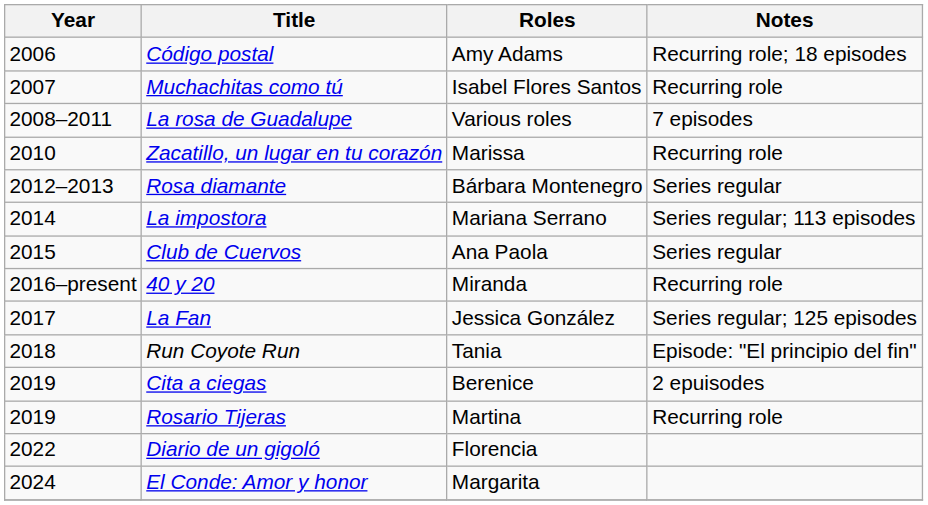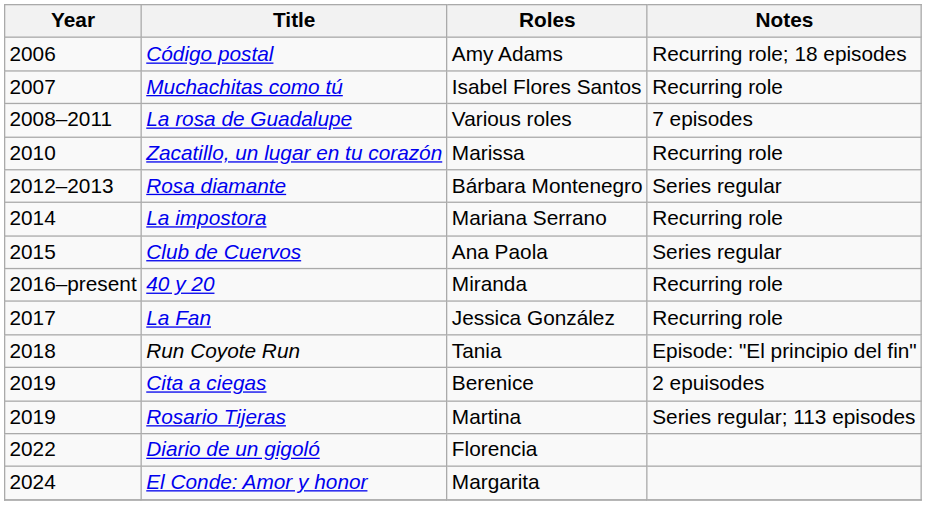(784, 218) Series regular; 113 episodes -> (718, 218) Recurring role
(785, 317) Series regular; 125 episodes -> (718, 317) Recurring role
(718, 416) Recurring role -> (784, 416) Series regular; 113 episodes
